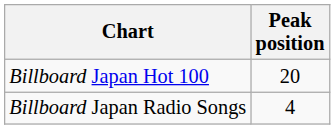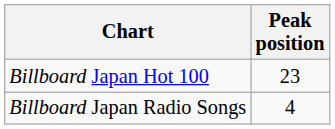(290, 75) 20 -> (290, 75) 23
